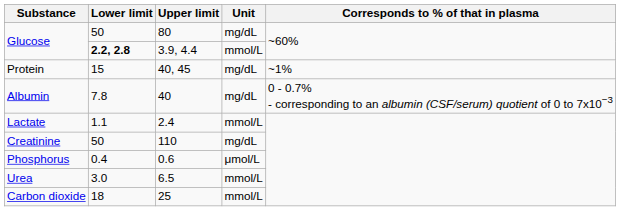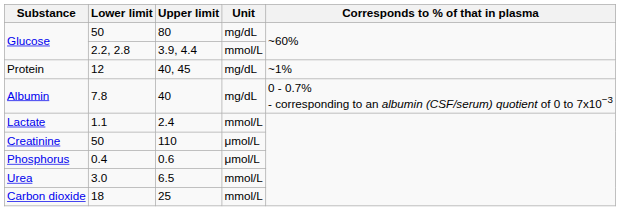(110, 50) bold -> (110, 50) normal
(98, 69) 15 -> (98, 69) 12
(241, 141) mg/dL -> (242, 141) μmol/L
